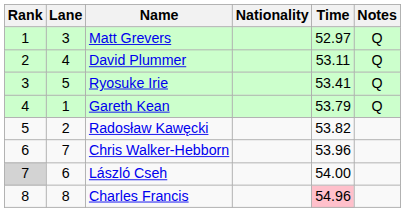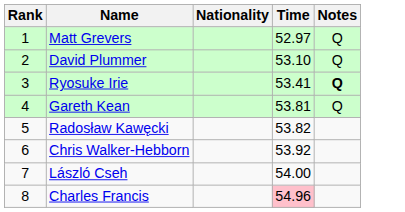- column: (66, 15)
(333, 60) 53.11 -> (293, 60) 53.10
(377, 83) normal -> (337, 83) bold
(333, 106) 53.79 -> (293, 106) 53.81
(333, 151) 53.96 -> (293, 151) 53.92
(25, 173) lightgrey background -> (25, 173) no background
